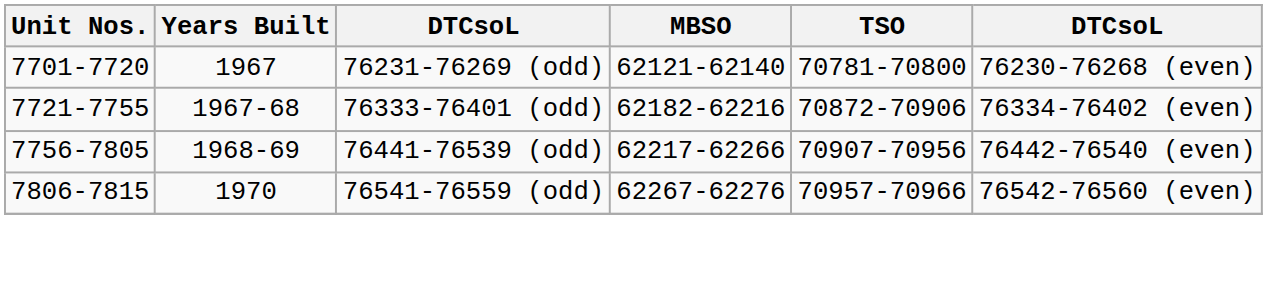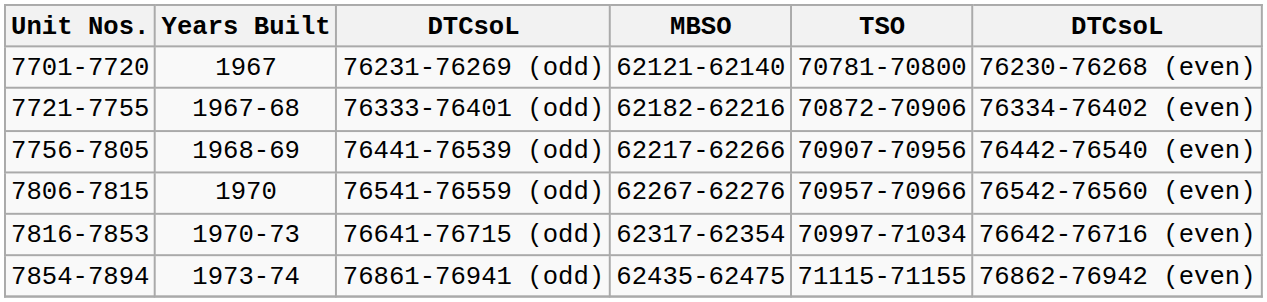+ row: (474, 235)
+ row: (474, 276)
